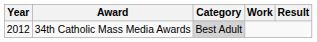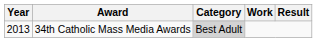(18, 29) 2012 -> (18, 29) 2013
